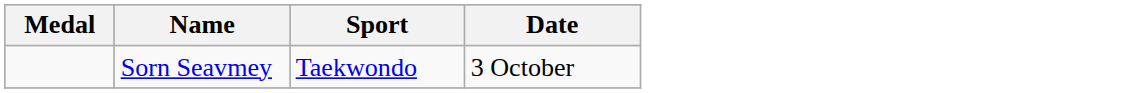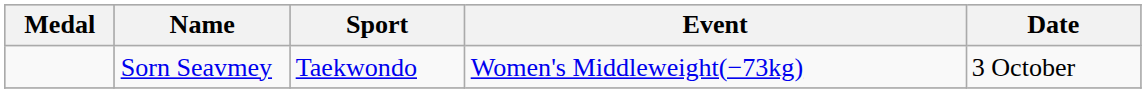+ column: (715, 25)
